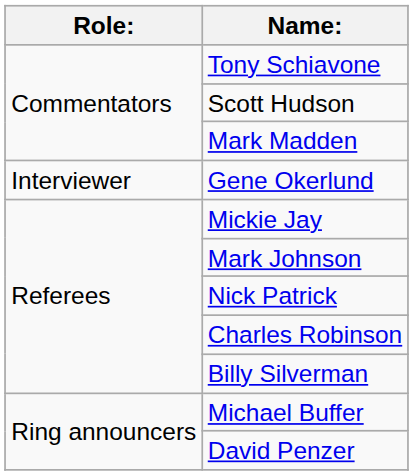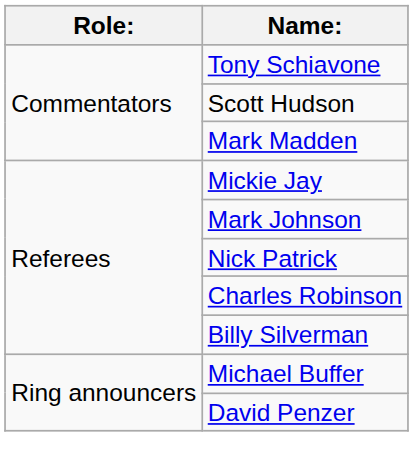- row: (291, 180)
